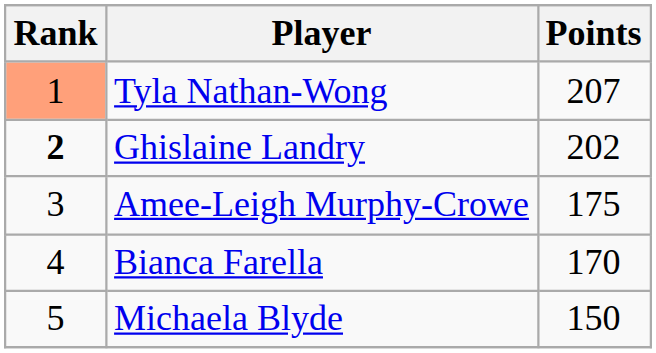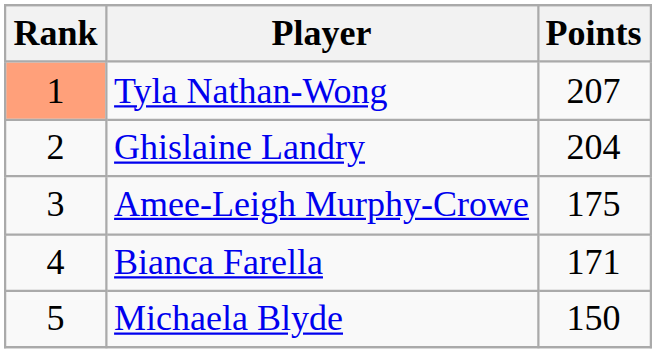(55, 147) bold -> (55, 147) normal
(594, 147) 202 -> (594, 147) 204
(594, 261) 170 -> (594, 261) 171
